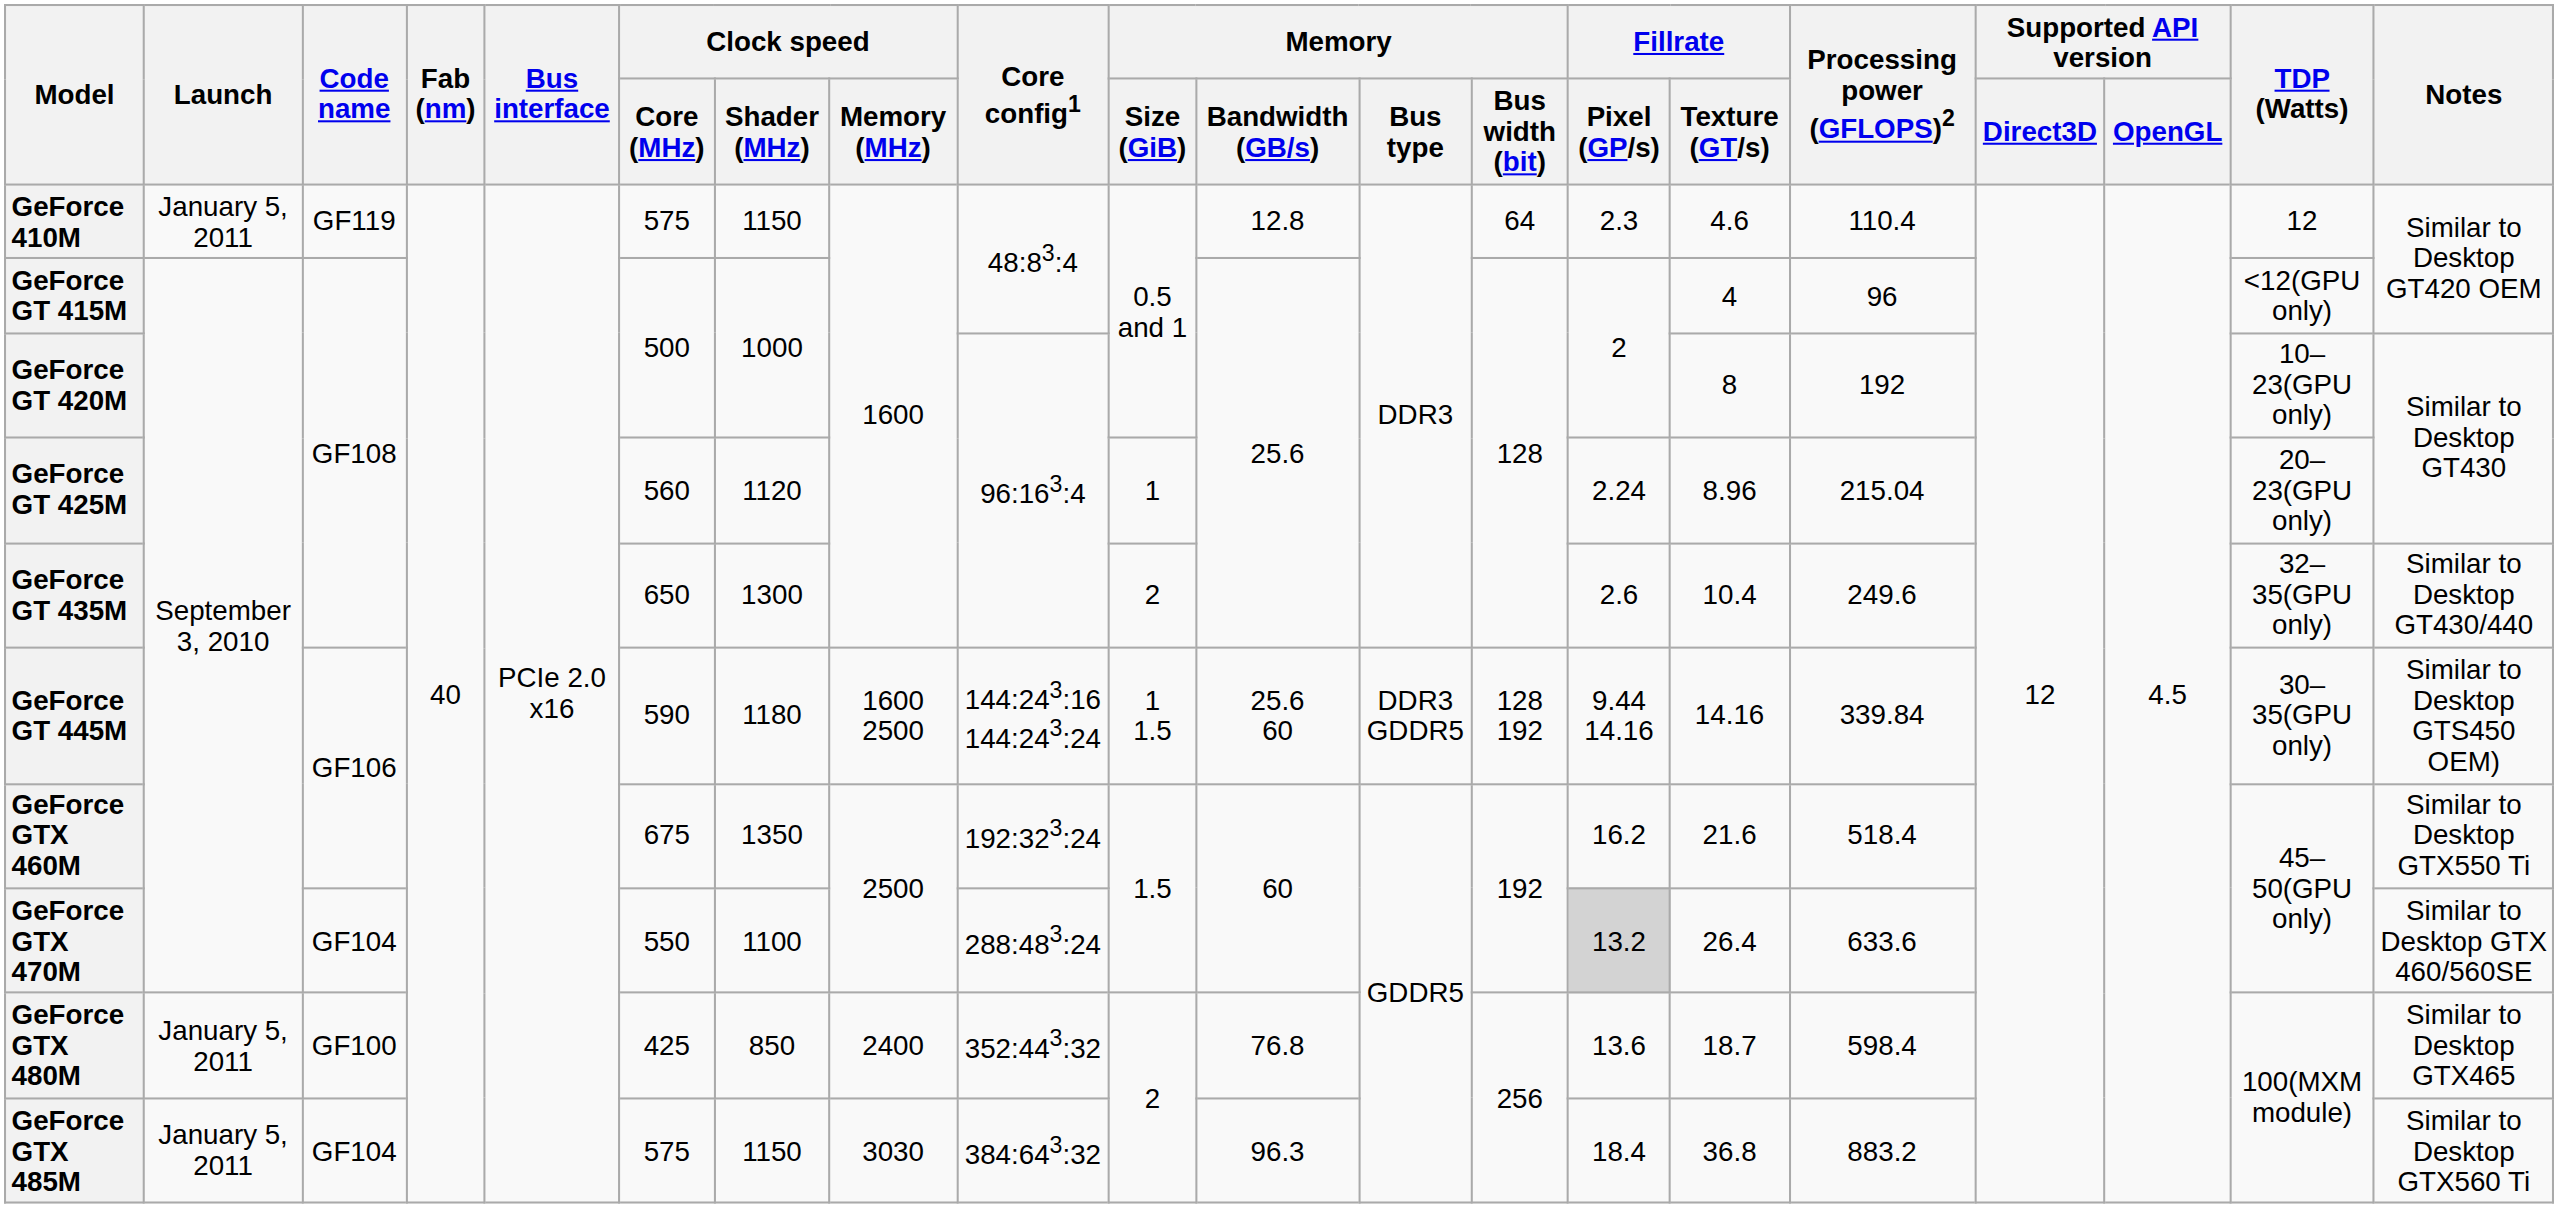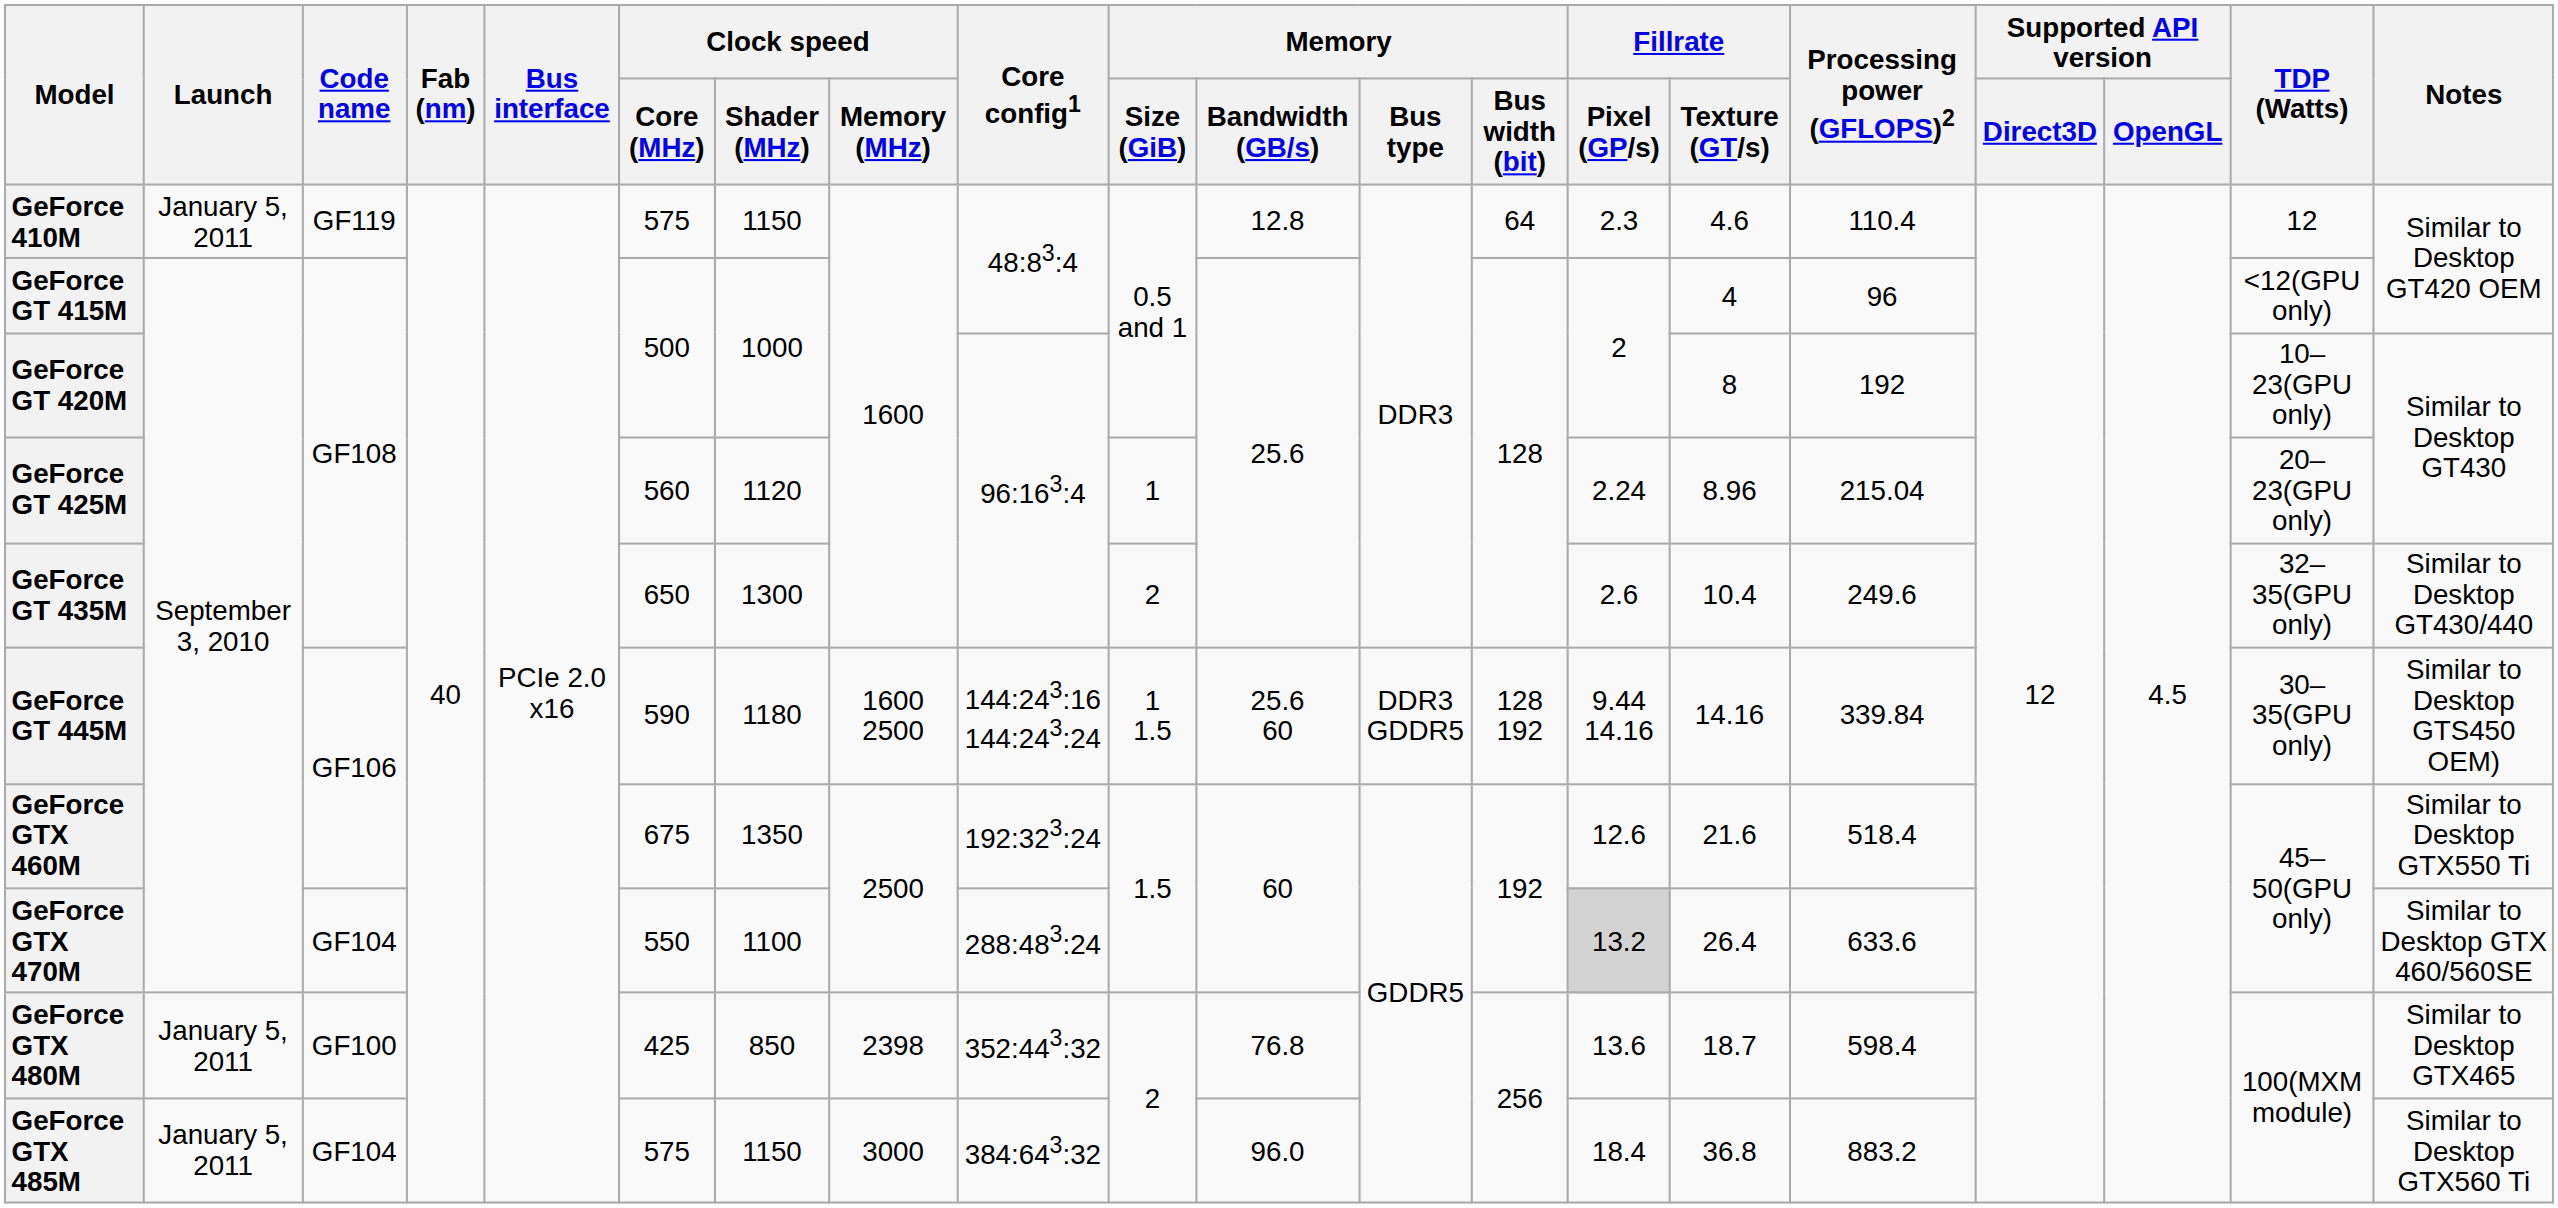(1619, 835) 16.2 -> (1619, 835) 12.6
(893, 1045) 2400 -> (893, 1045) 2398
(893, 1150) 3030 -> (893, 1150) 3000
(1278, 1150) 96.3 -> (1278, 1150) 96.0
